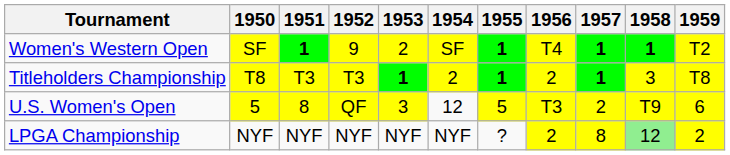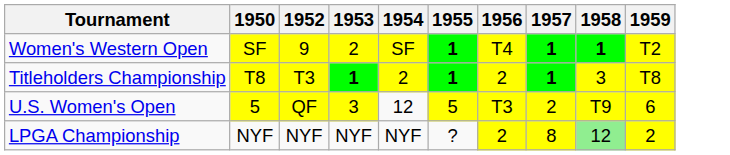- column: (304, 19)
